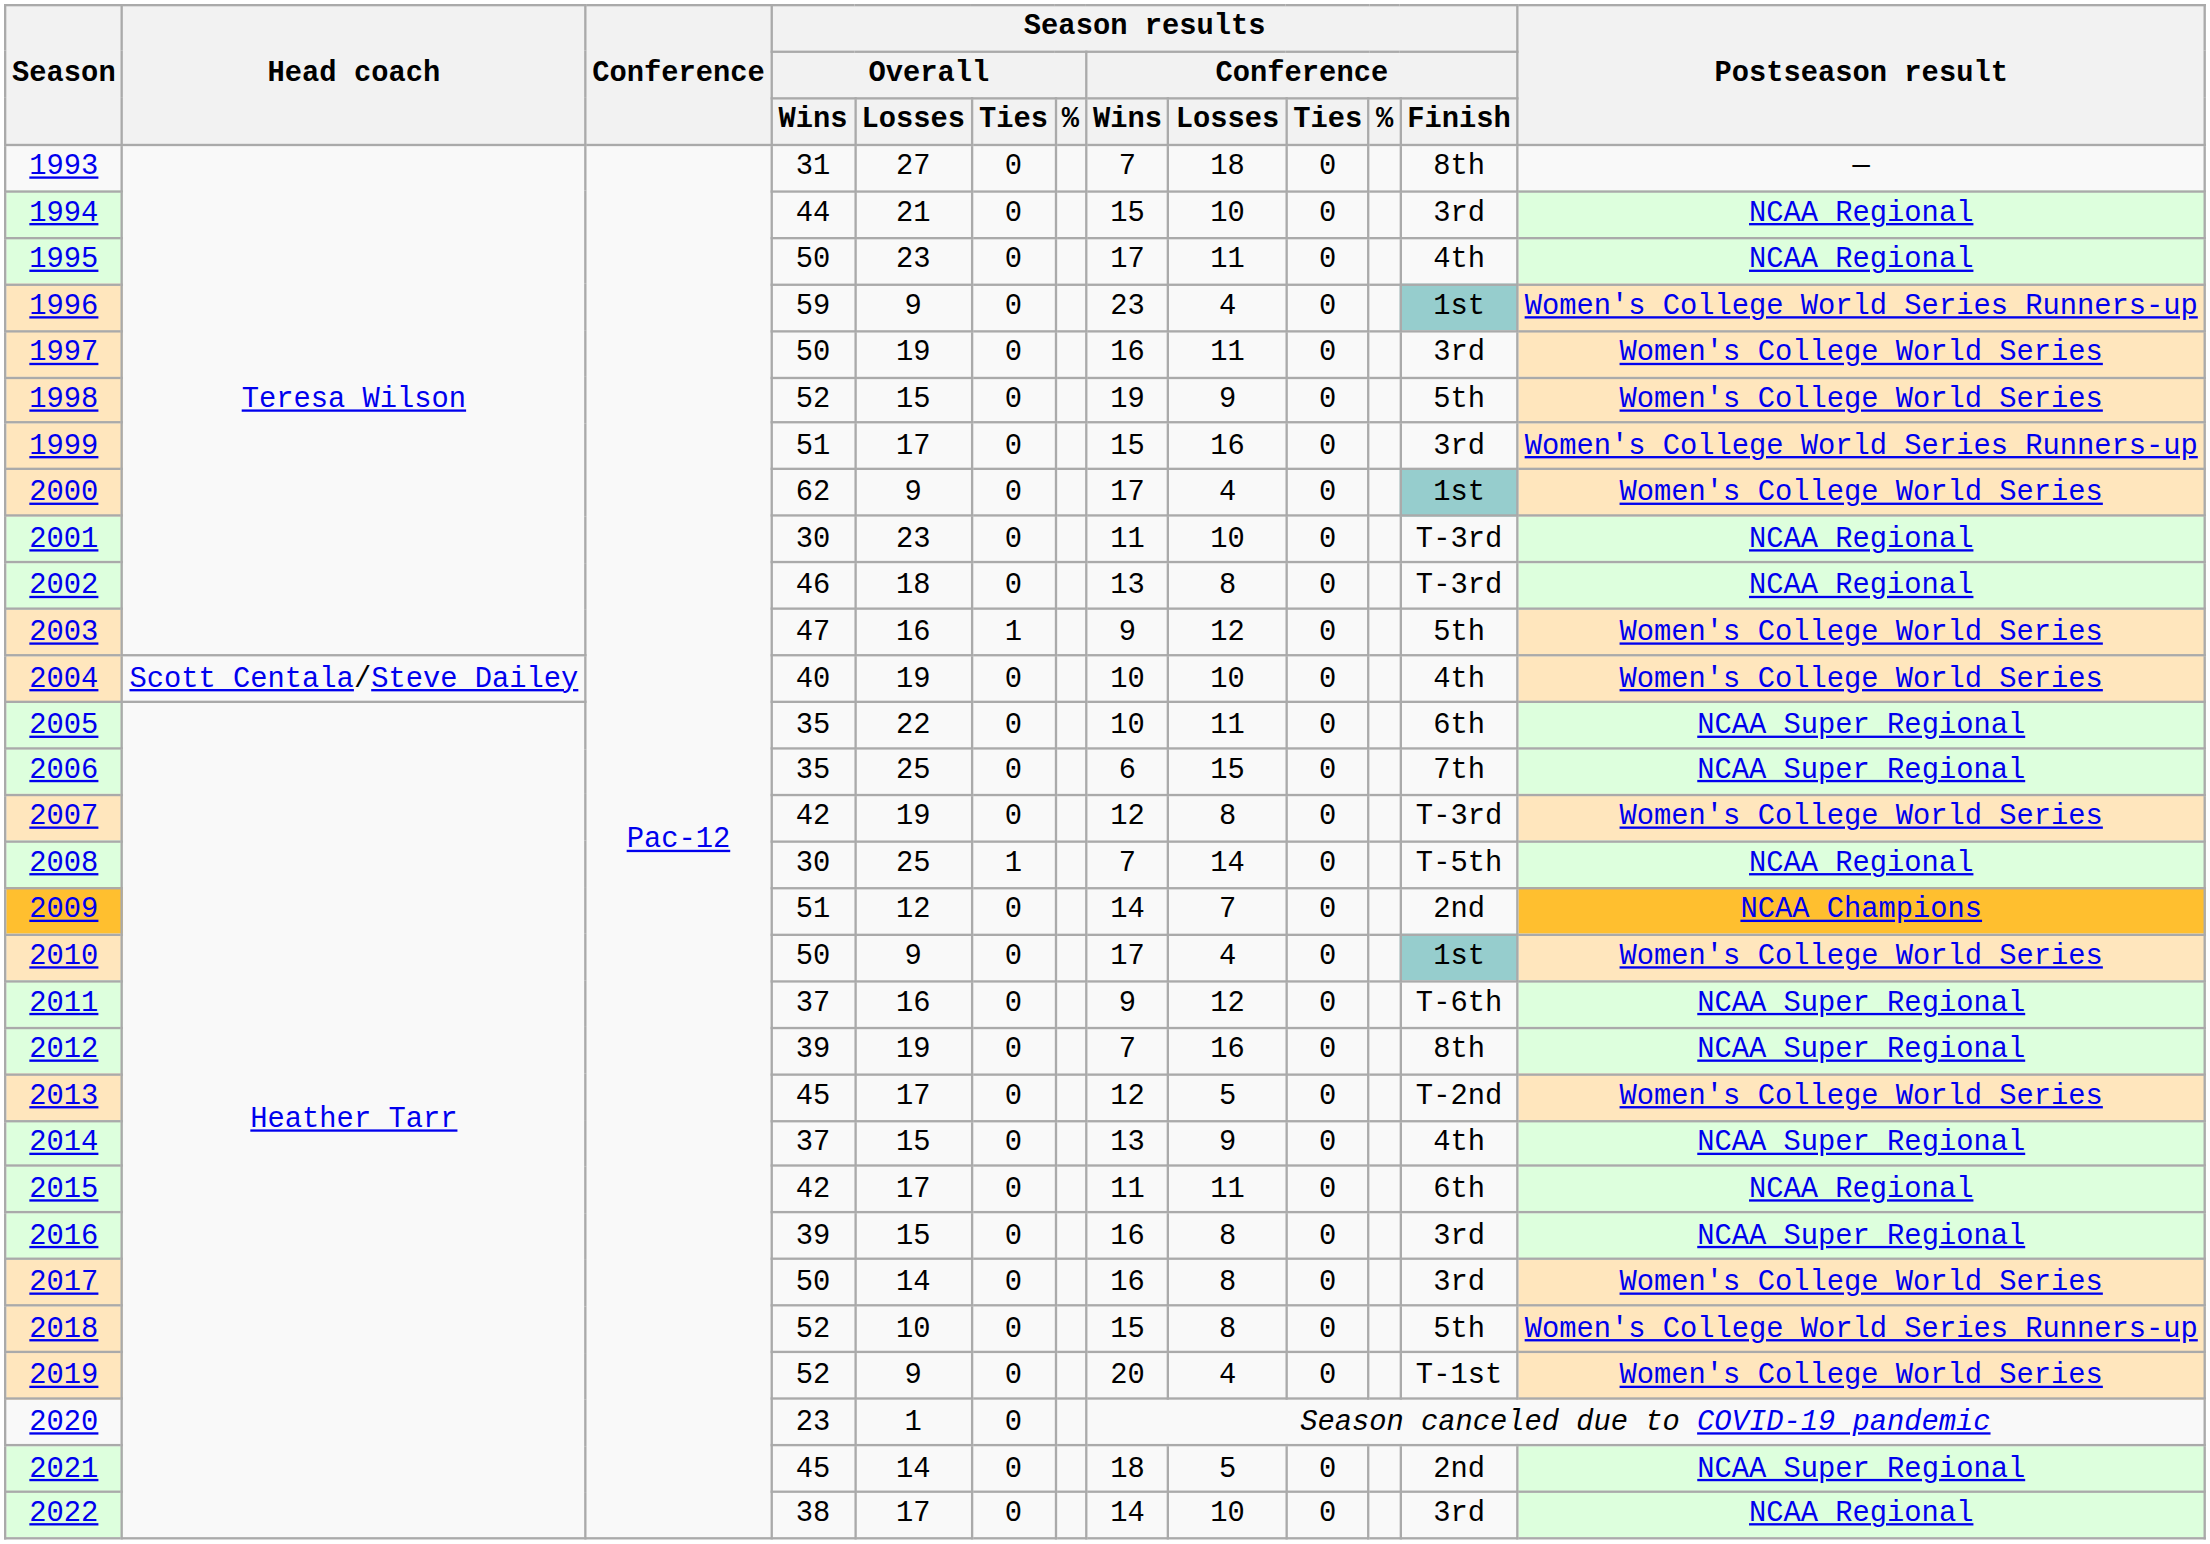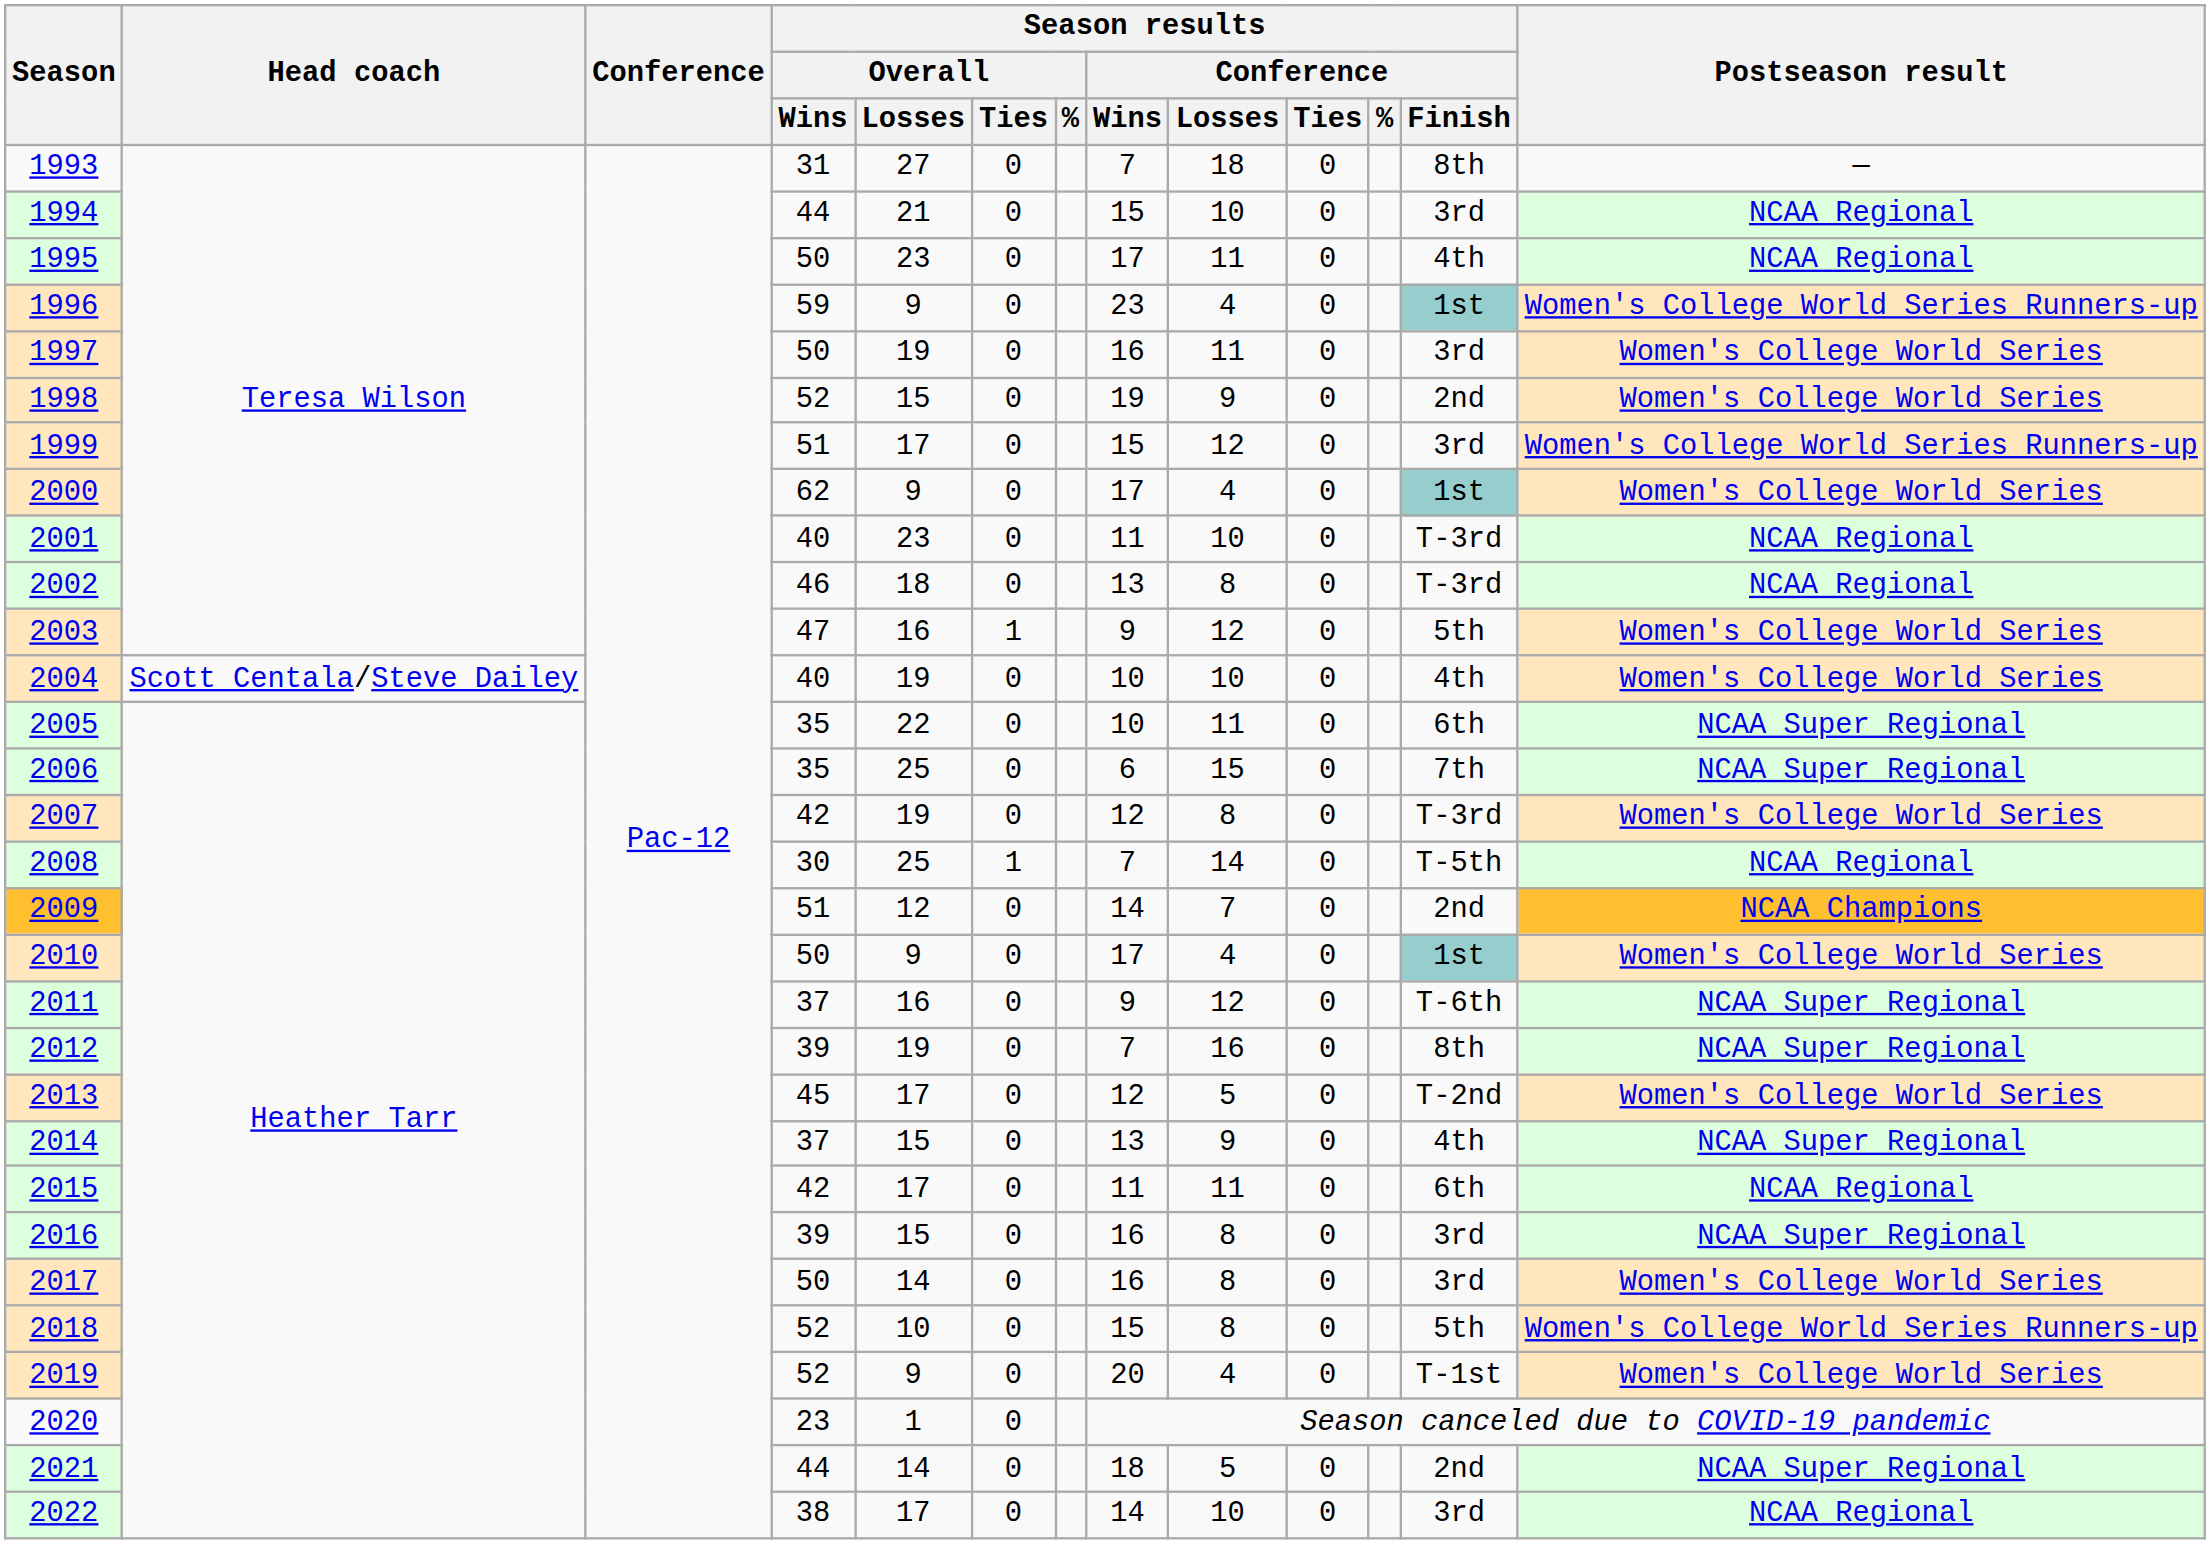(1459, 400) 5th -> (1459, 400) 2nd
(1228, 447) 16 -> (1228, 447) 12
(813, 540) 30 -> (813, 540) 40
(813, 1469) 45 -> (813, 1469) 44
